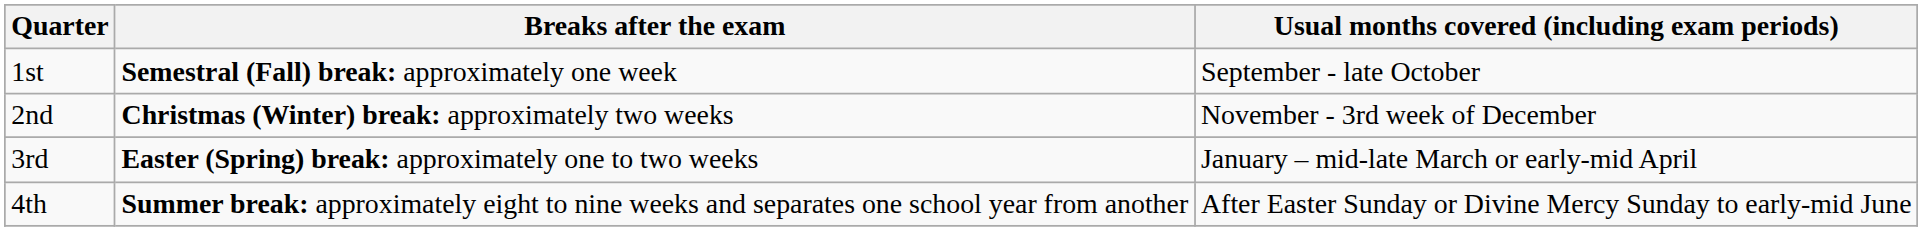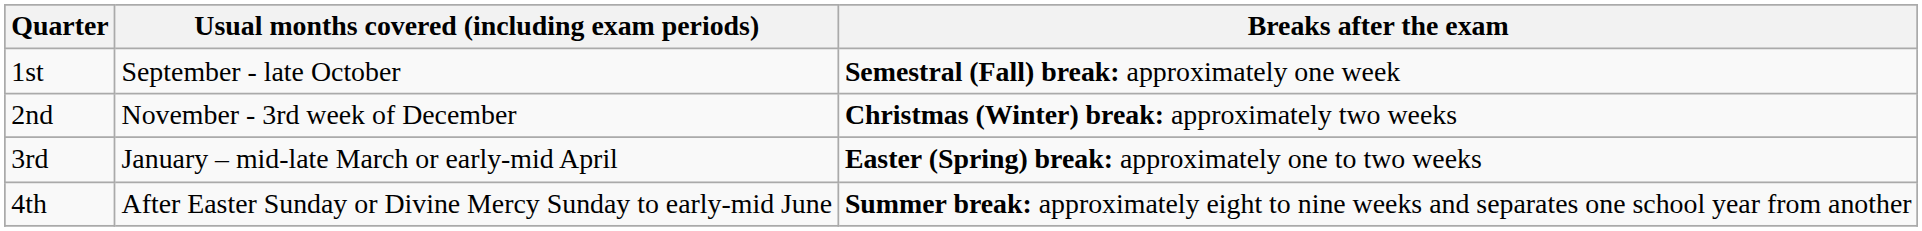columns swapped: (1556, 26) <-> (655, 26)
